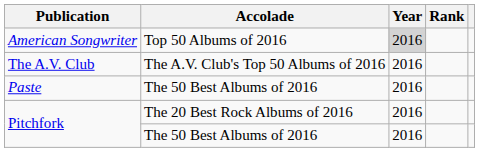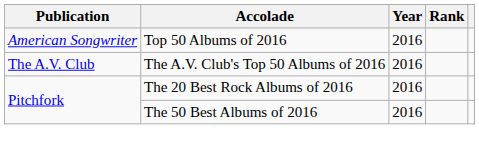(407, 40) lightgrey background -> (407, 40) no background
- row: (25, 87)
